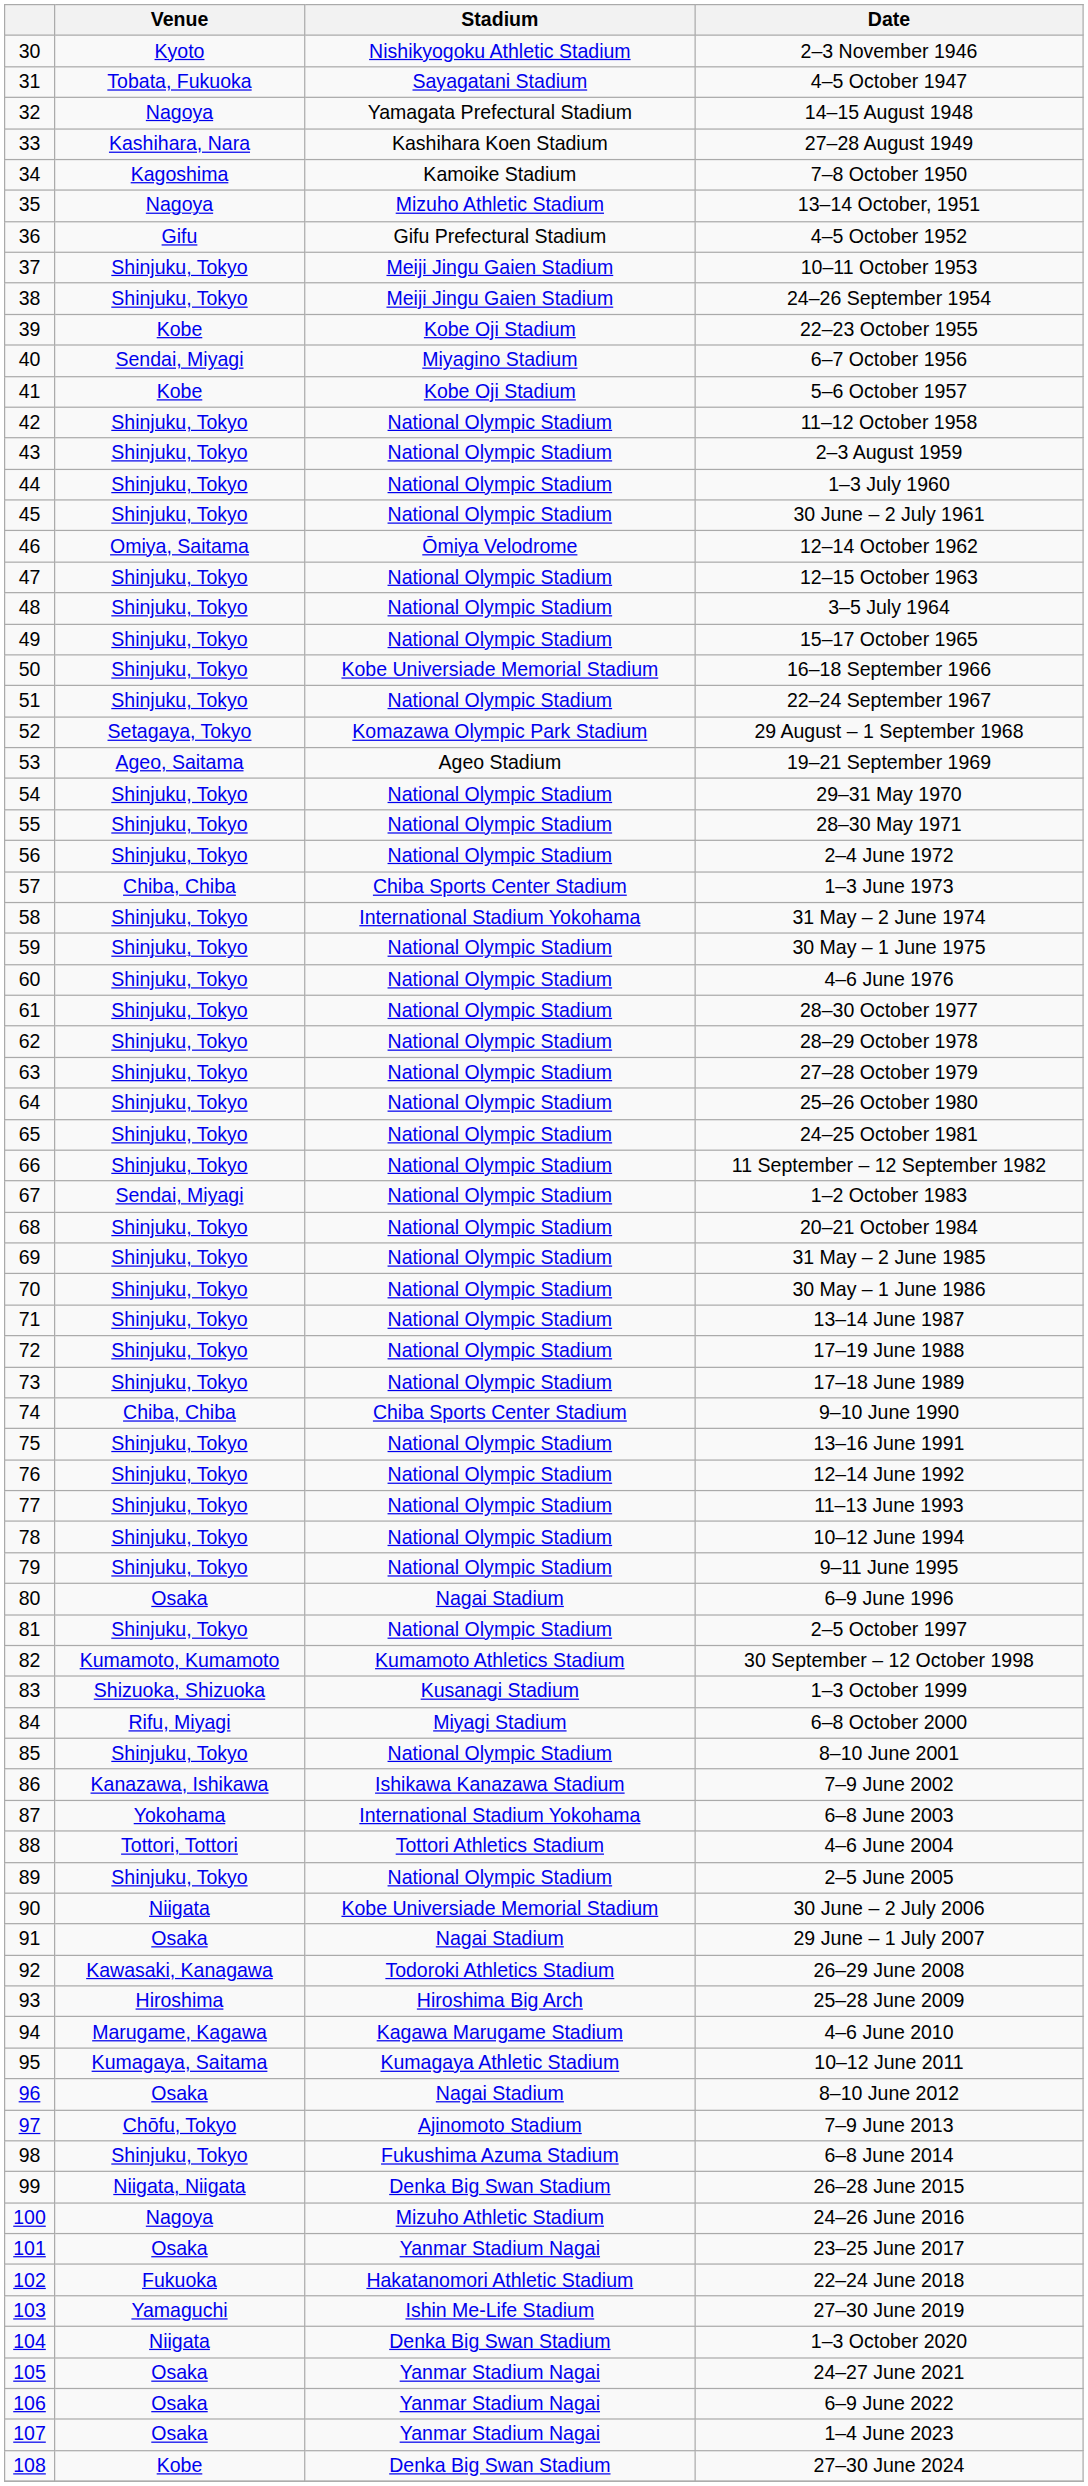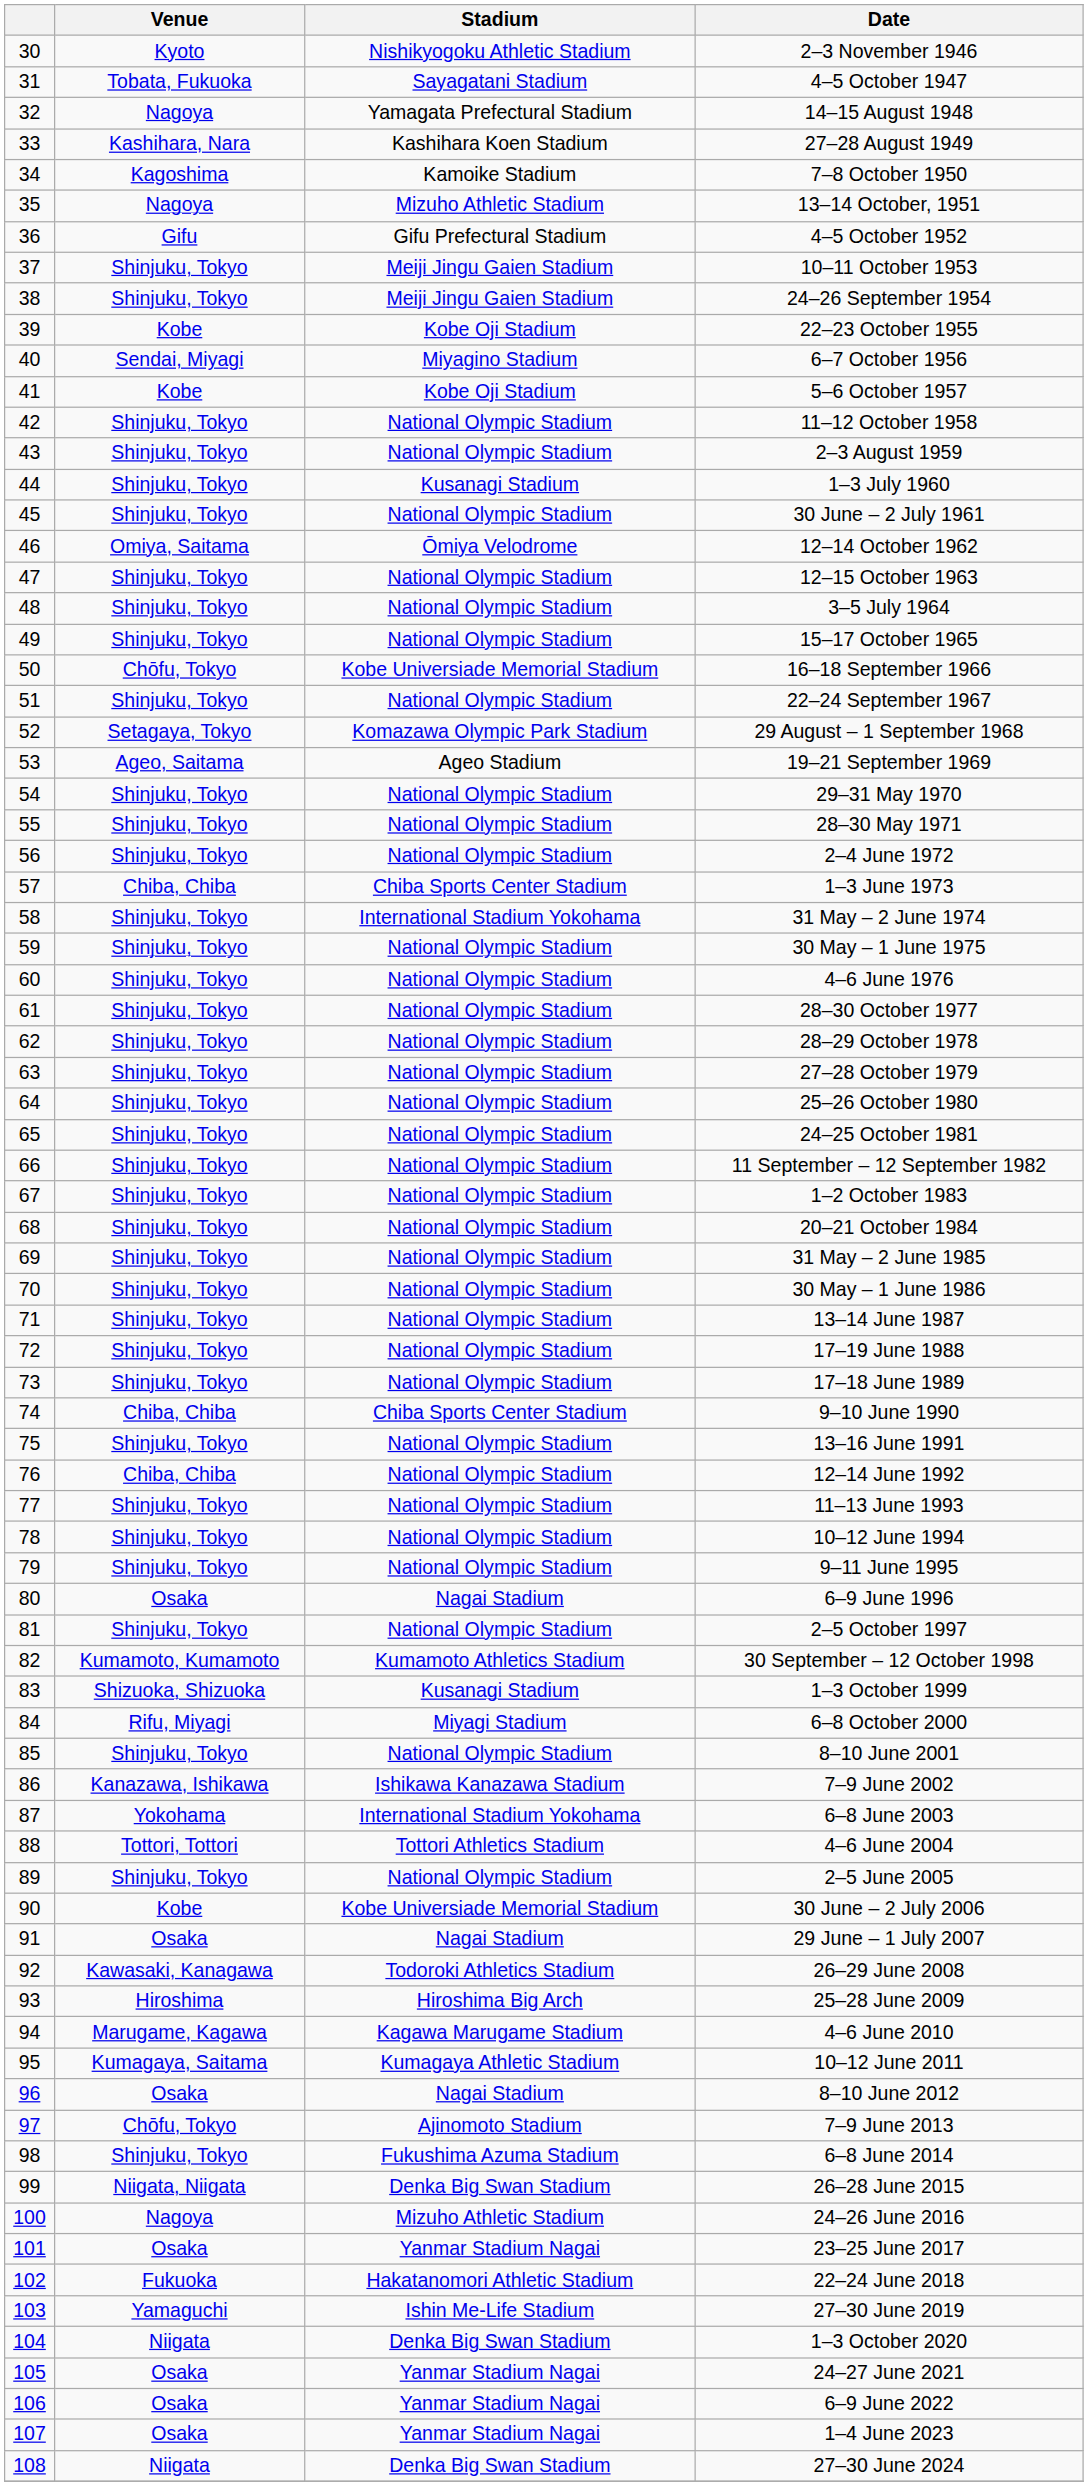(500, 484) National Olympic Stadium -> (500, 484) Kusanagi Stadium
(179, 670) Shinjuku, Tokyo -> (179, 670) Chōfu, Tokyo
(179, 1196) Sendai, Miyagi -> (179, 1196) Shinjuku, Tokyo
(179, 1474) Shinjuku, Tokyo -> (179, 1474) Chiba, Chiba
(179, 1908) Niigata -> (179, 1908) Kobe
(179, 2465) Kobe -> (179, 2465) Niigata
